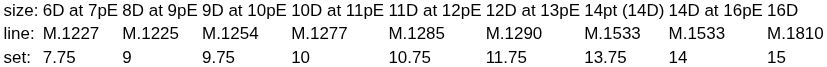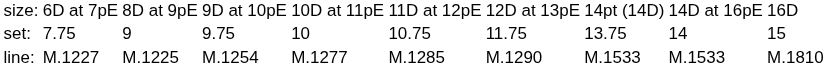rows swapped: (17, 57) <-> (19, 34)
